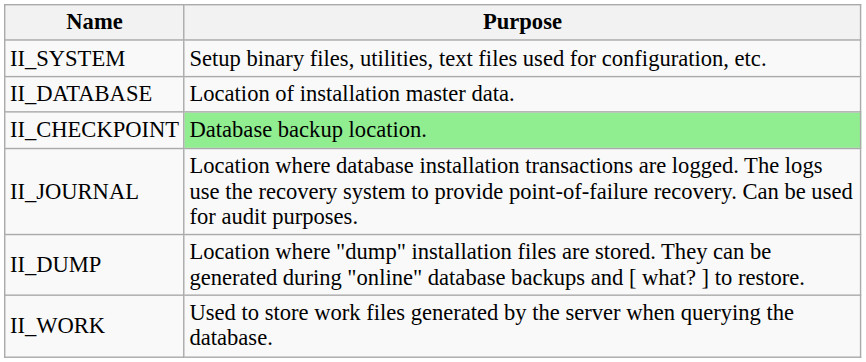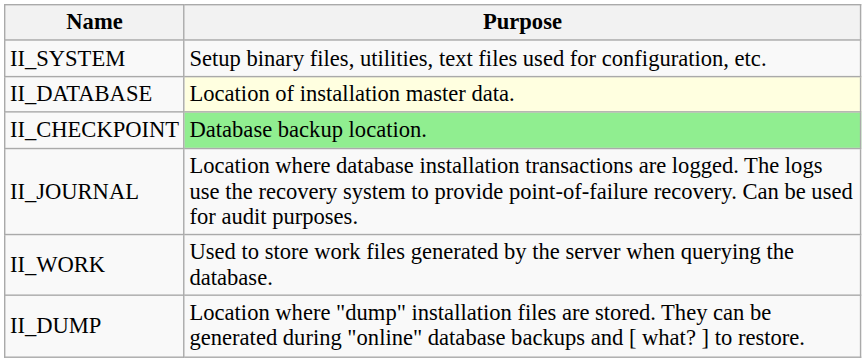(352, 93) no background -> (352, 93) lightyellow background
rows swapped: (56, 264) <-> (58, 325)
